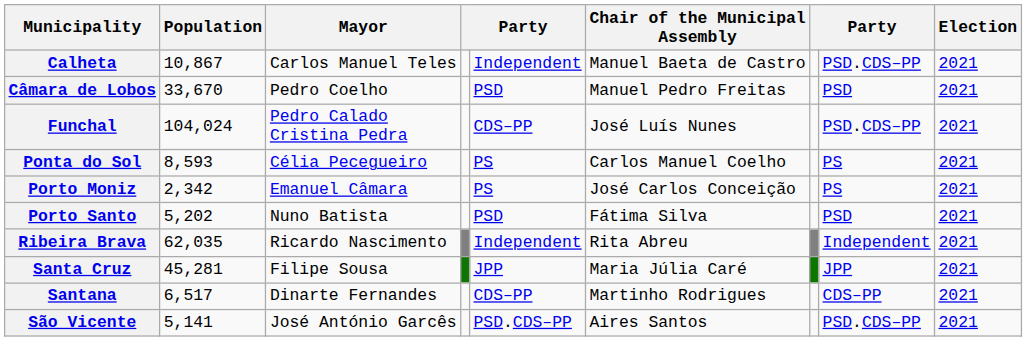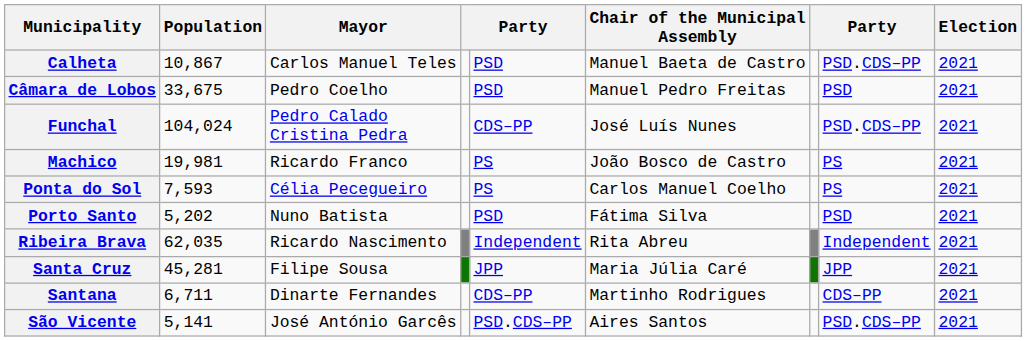(528, 64) Independent -> (488, 64) PSD
(193, 90) 33,670 -> (193, 90) 33,675
+ row: (82, 163)
(188, 163) 8,593 -> (188, 189) 7,593
- row: (82, 189)
(188, 296) 6,517 -> (188, 296) 6,711
